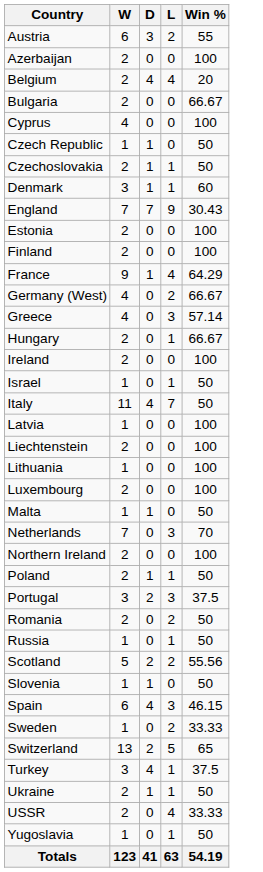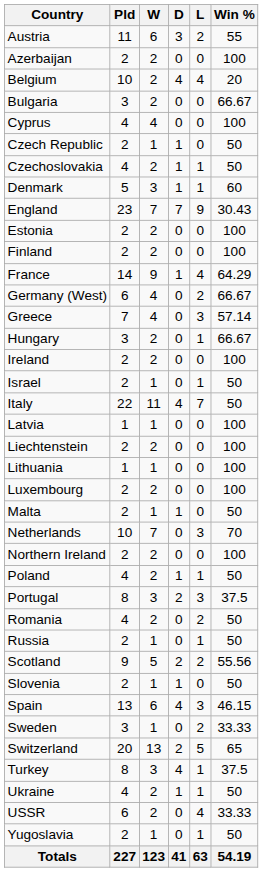+ column: (125, 15)
